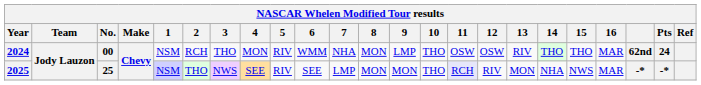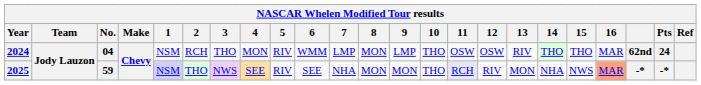(108, 51) 00 -> (108, 51) 04
(344, 51) NHA -> (344, 51) LMP
(108, 70) 25 -> (108, 70) 59
(344, 70) LMP -> (344, 70) NHA
(611, 70) no background -> (611, 70) lightsalmon background
